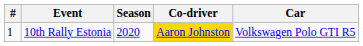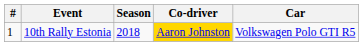(128, 32) 2020 -> (128, 32) 2018
